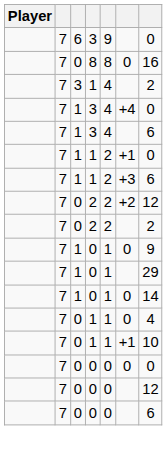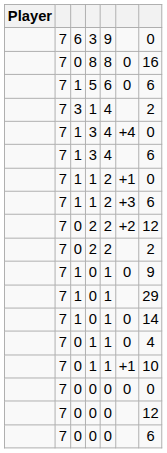+ row: (78, 86)
